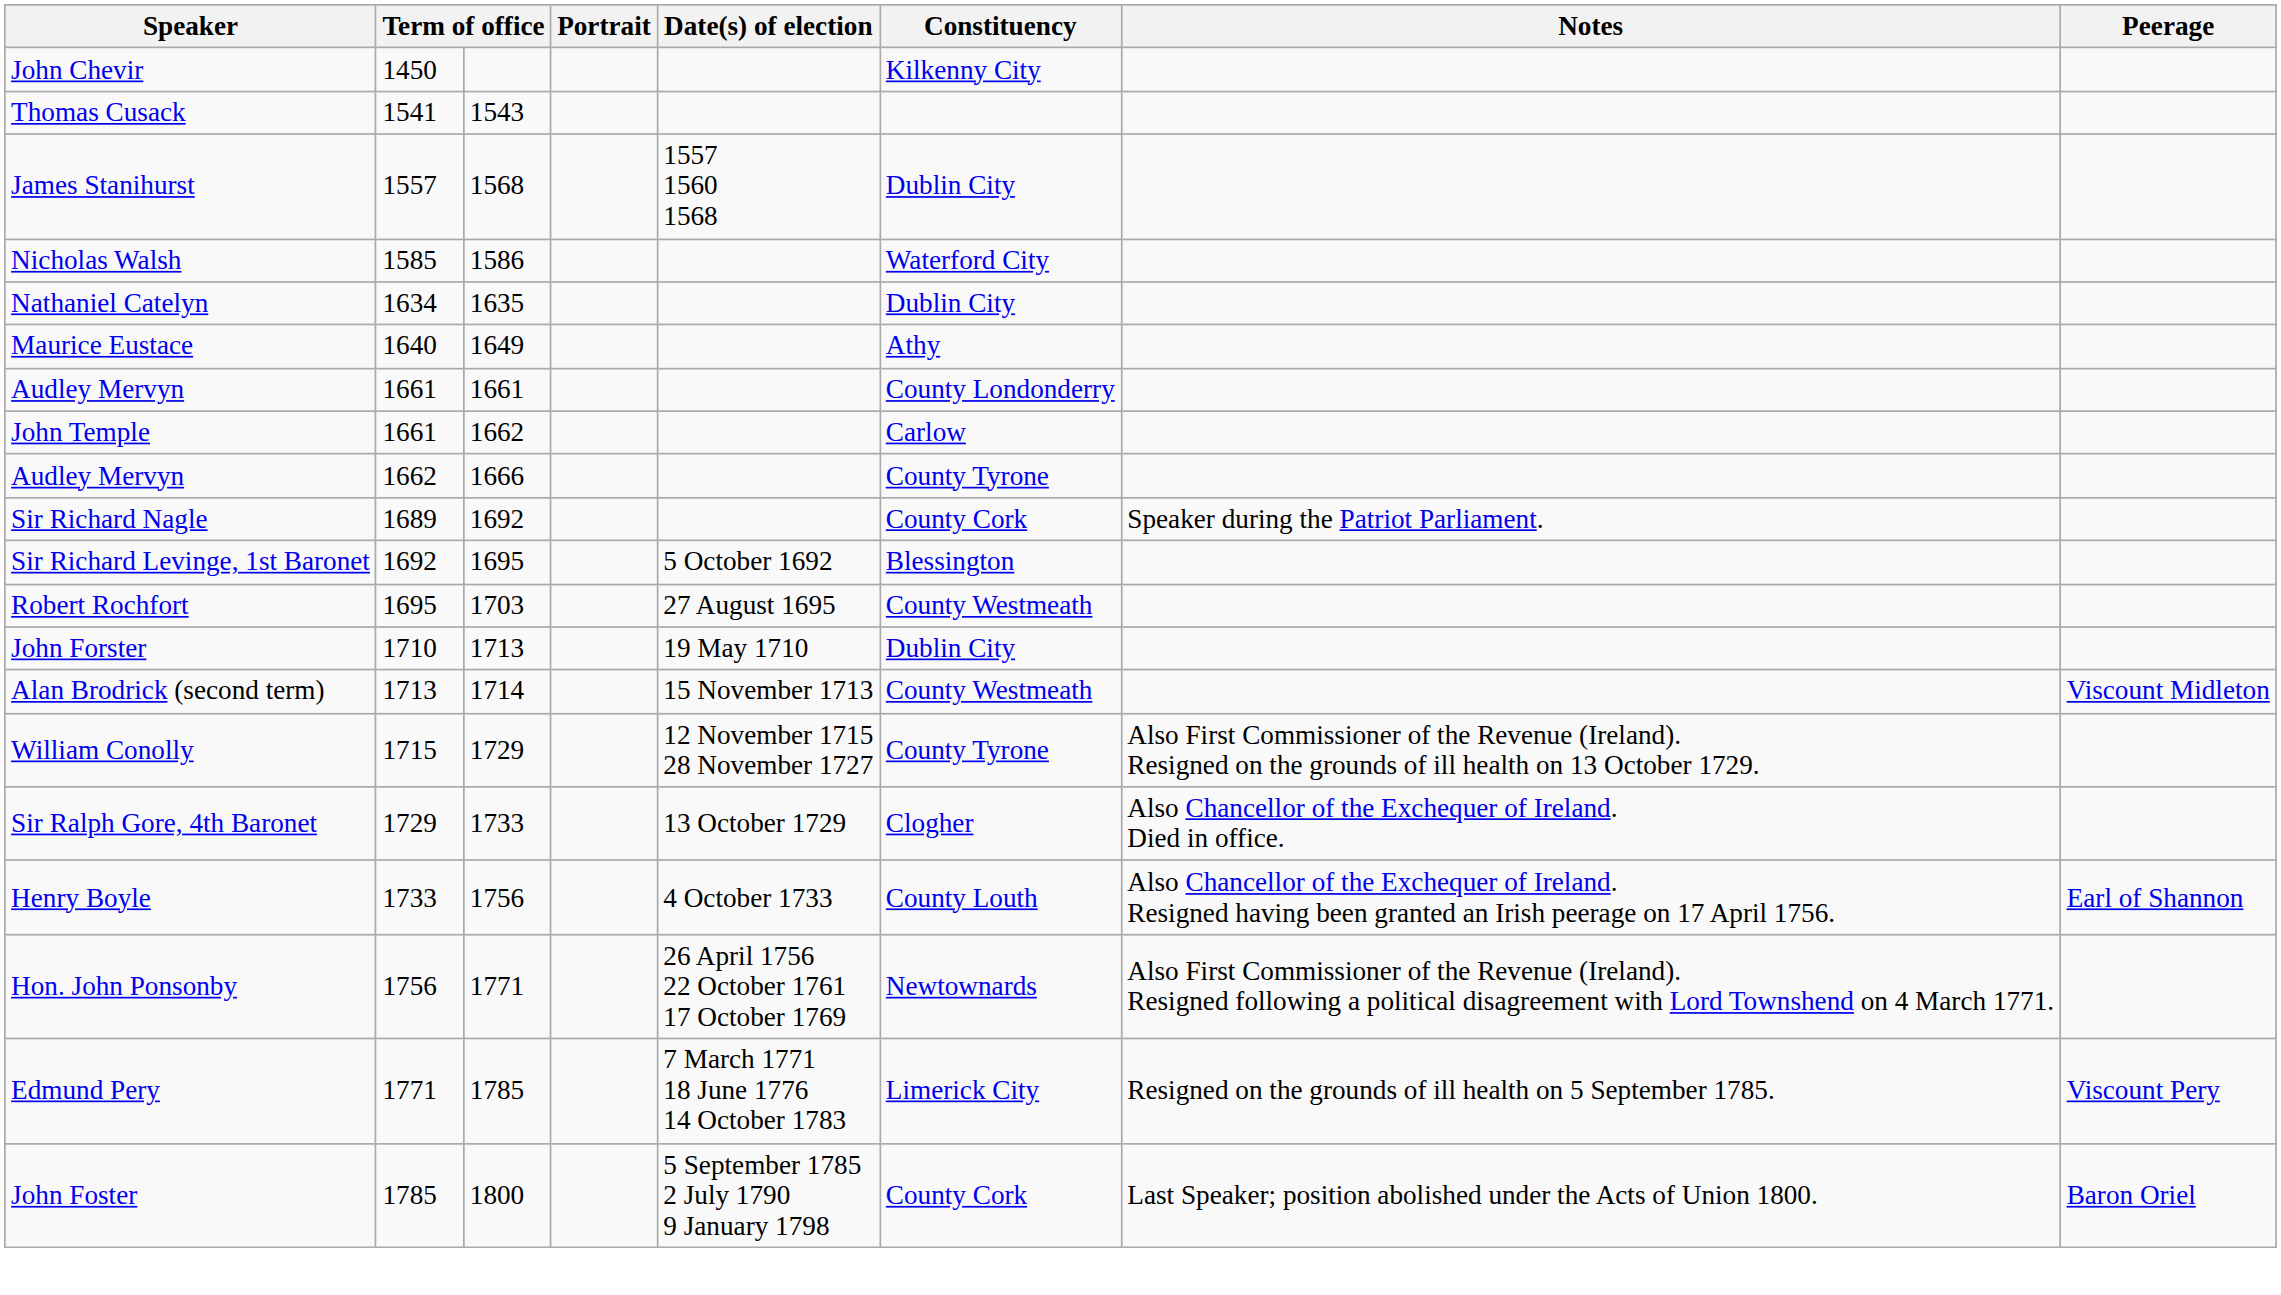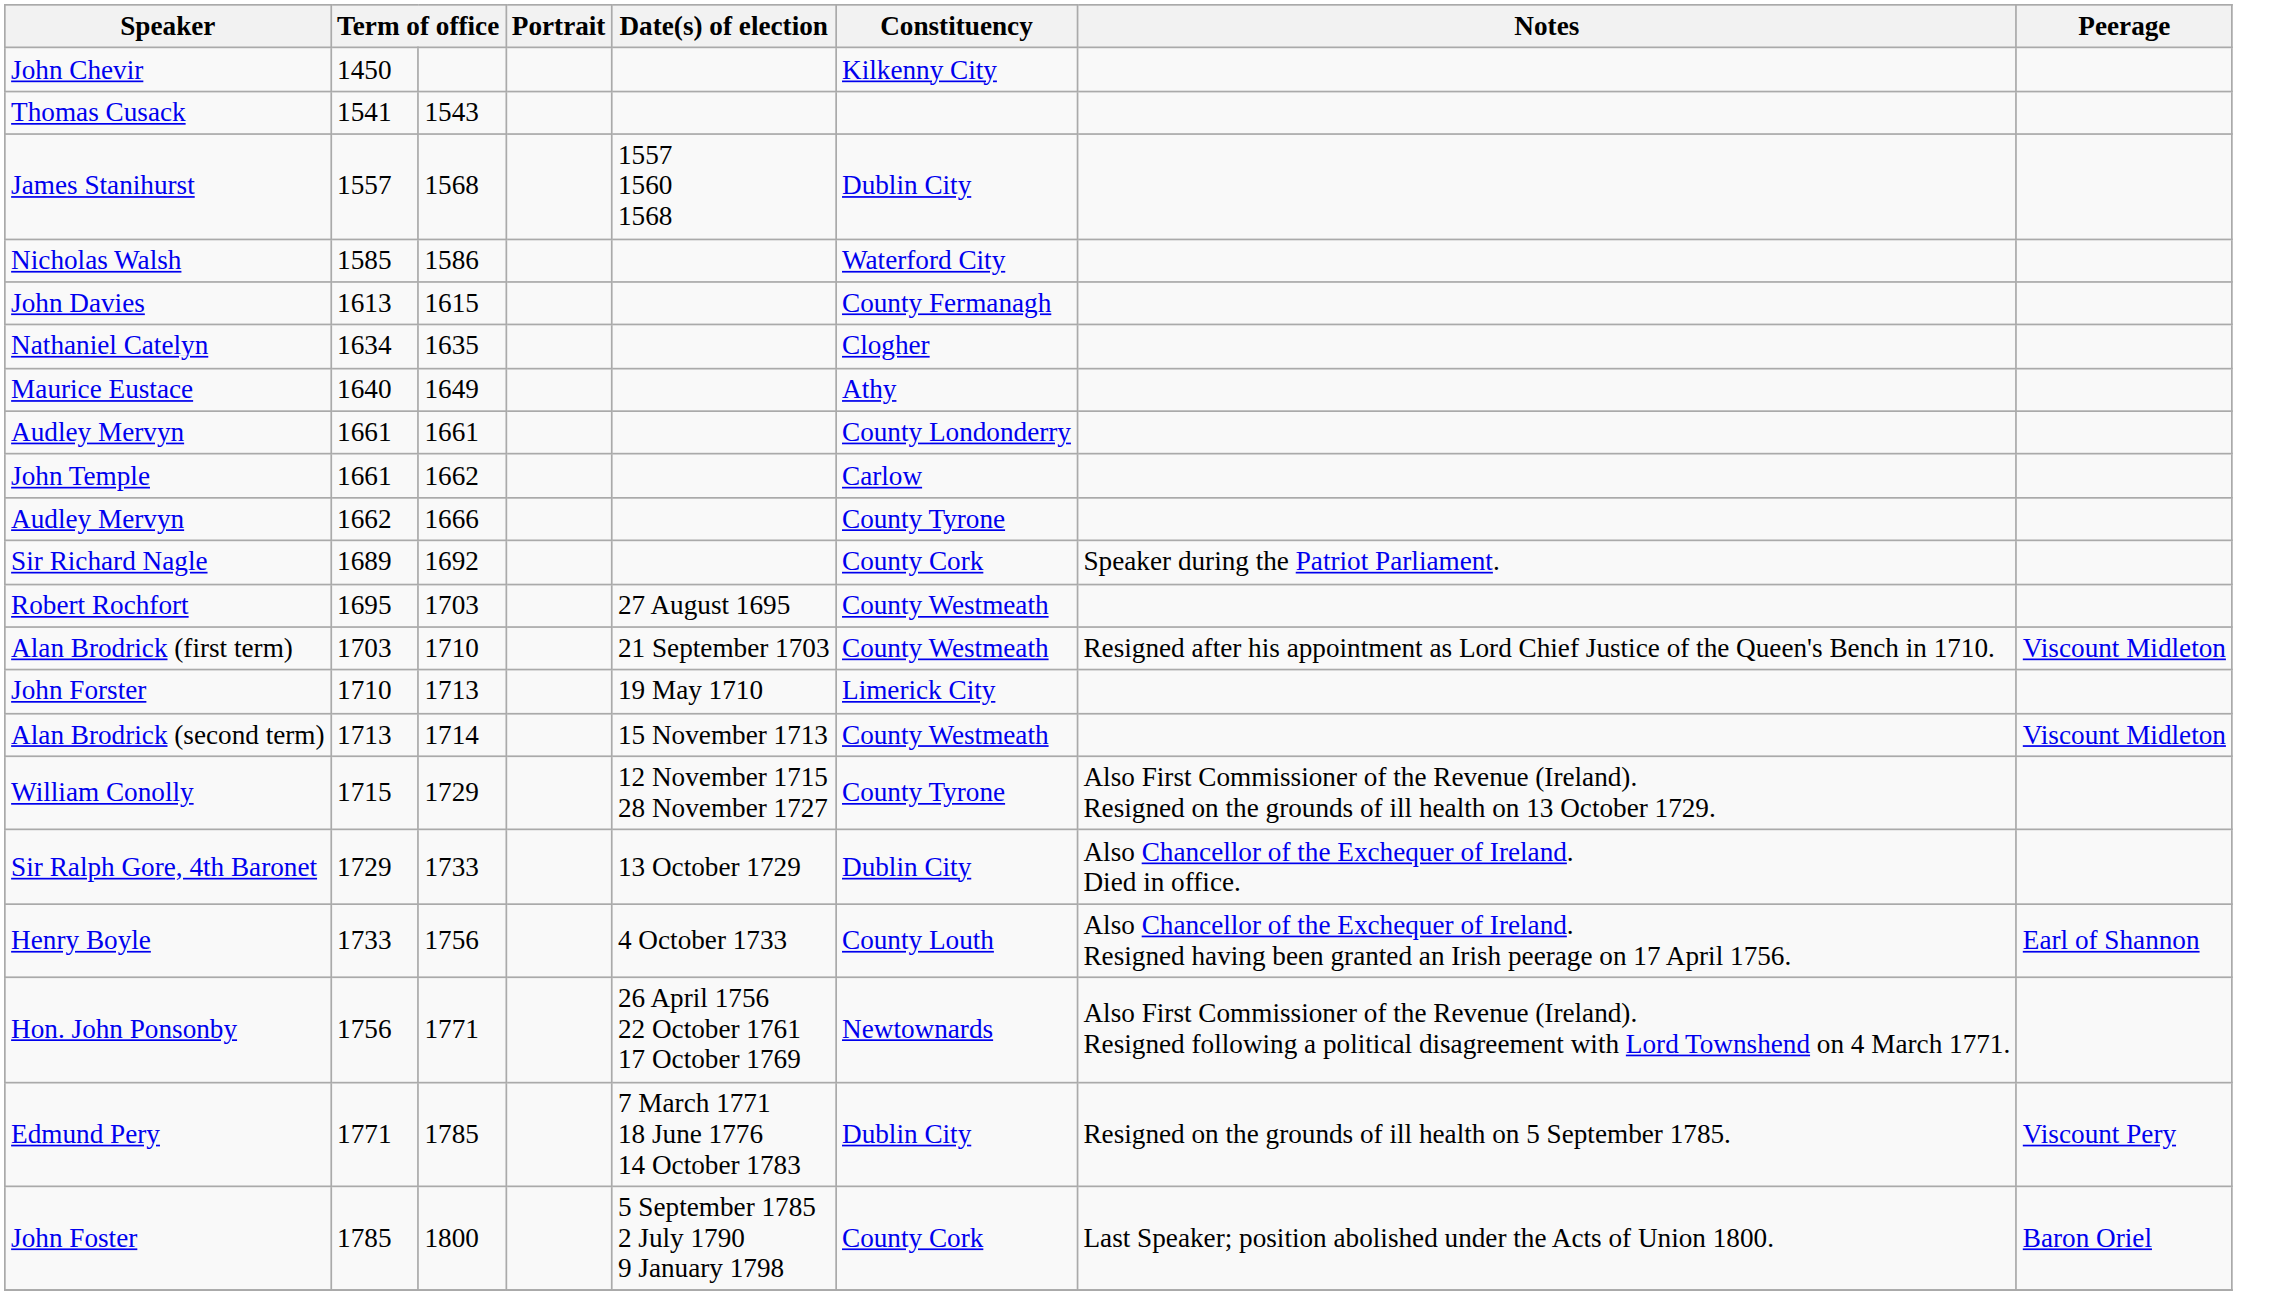+ row: (78, 302)
(950, 302) Dublin City -> (886, 346) Clogher
- row: (191, 561)
+ row: (152, 648)
(950, 648) Dublin City -> (919, 691) Limerick City
(930, 823) Clogher -> (907, 866) Dublin City
(963, 1090) Limerick City -> (907, 1133) Dublin City
